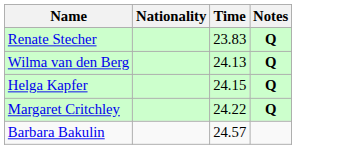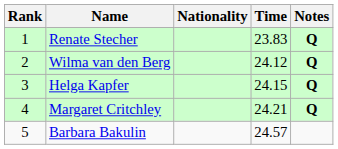+ column: (25, 16)
(230, 62) 24.13 -> (271, 62) 24.12
(230, 109) 24.22 -> (271, 109) 24.21
